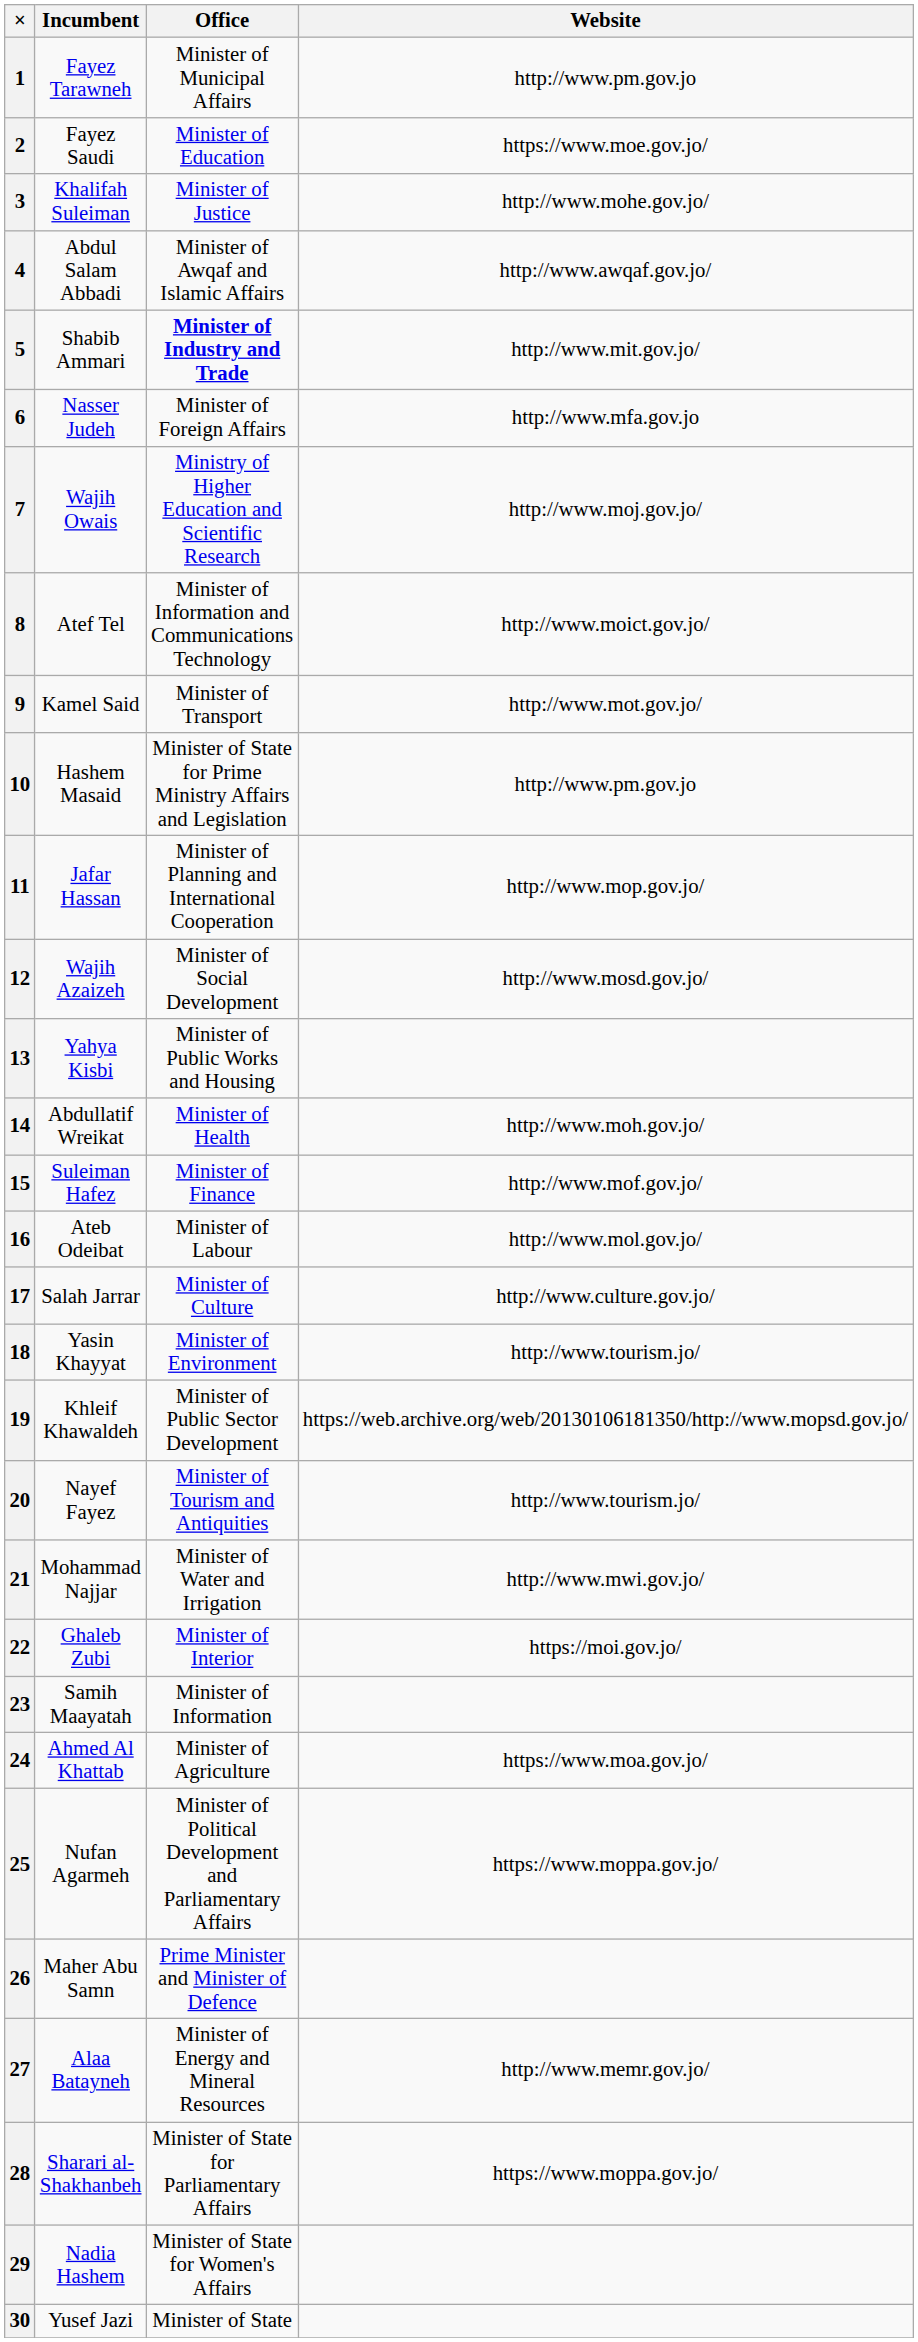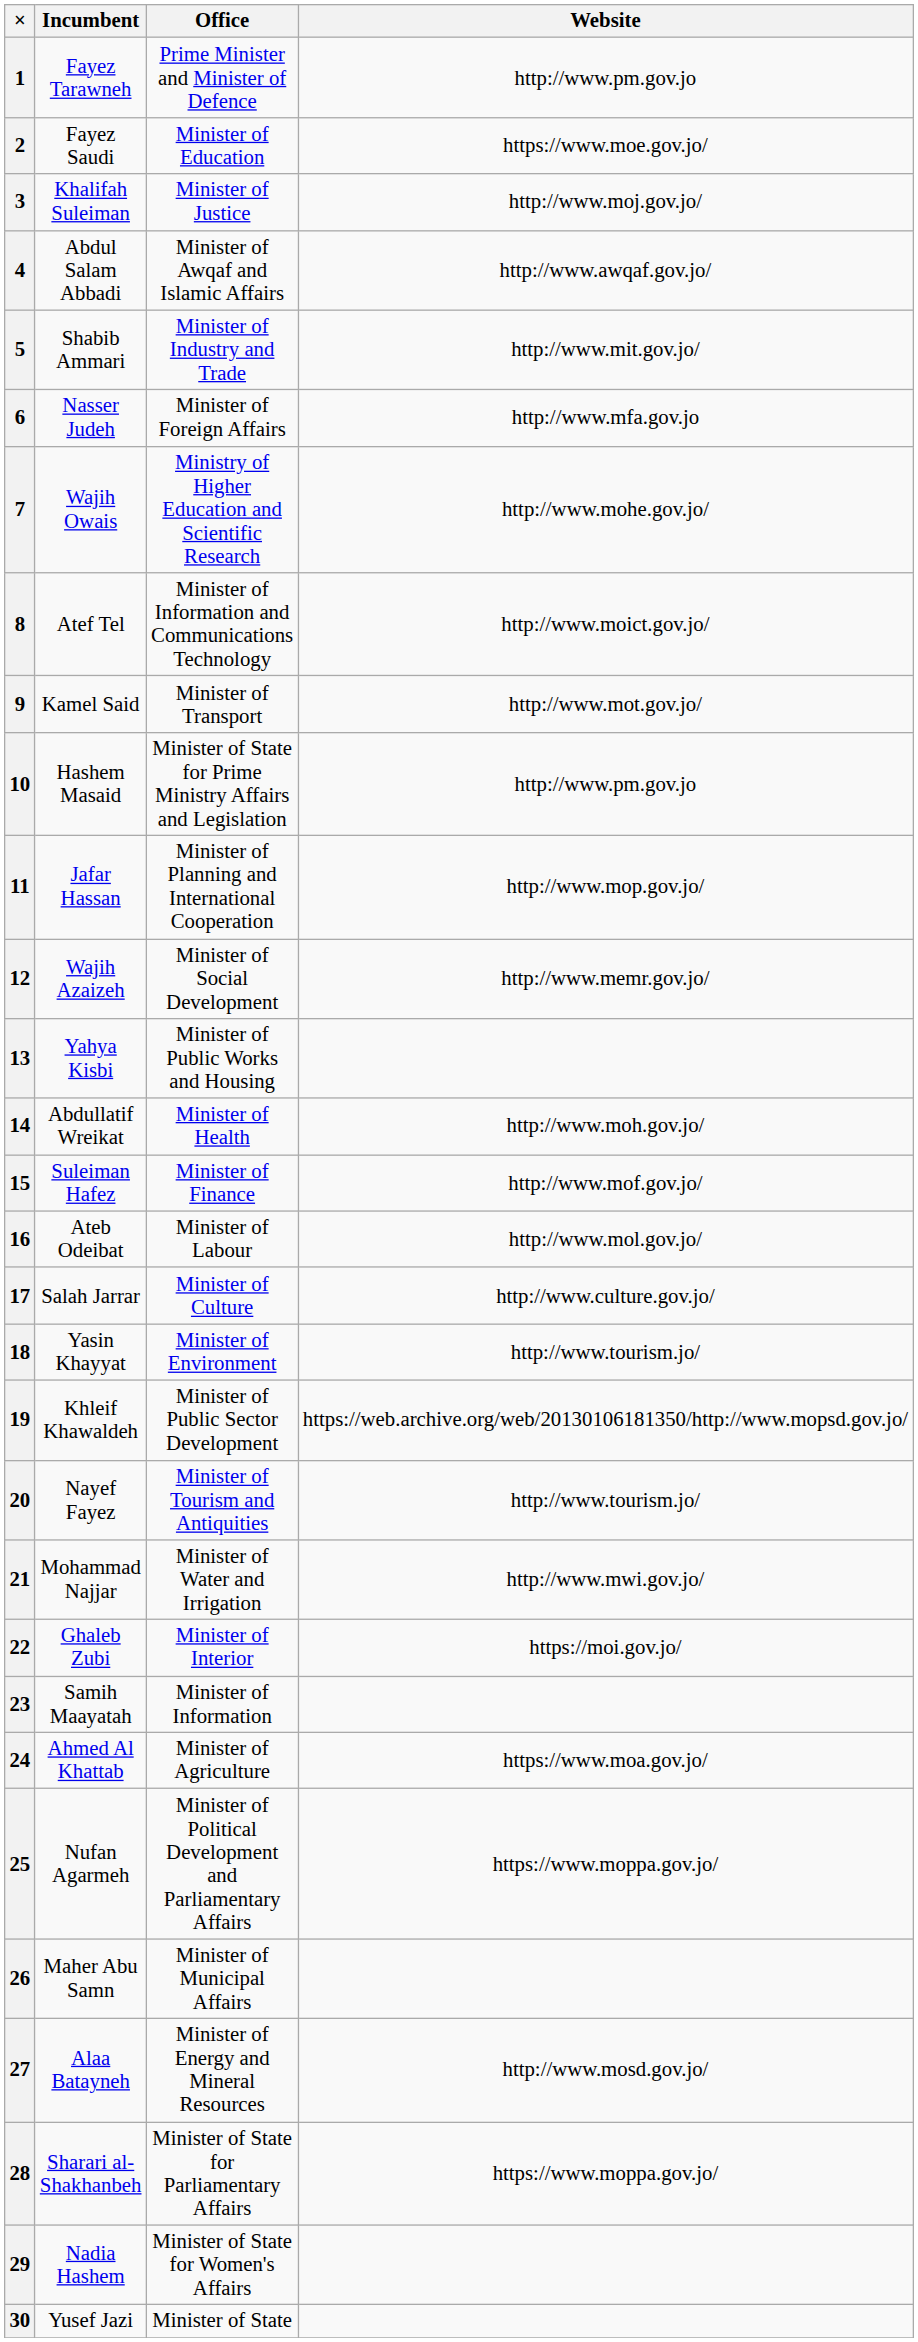(222, 77) Minister of Municipal Affairs -> (222, 77) Prime Minister and Minister of Defence
(605, 201) http://www.mohe.gov.jo/ -> (605, 201) http://www.moj.gov.jo/
(222, 349) bold -> (222, 349) normal
(605, 509) http://www.moj.gov.jo/ -> (605, 509) http://www.mohe.gov.jo/
(605, 978) http://www.mosd.gov.jo/ -> (605, 978) http://www.memr.gov.jo/
(222, 1978) Prime Minister and Minister of Defence -> (222, 1978) Minister of Municipal Affairs
(605, 2069) http://www.memr.gov.jo/ -> (605, 2069) http://www.mosd.gov.jo/
